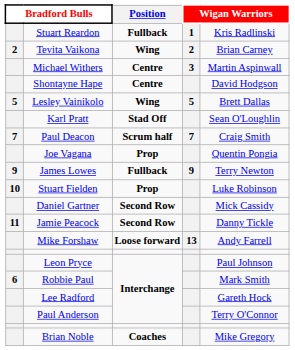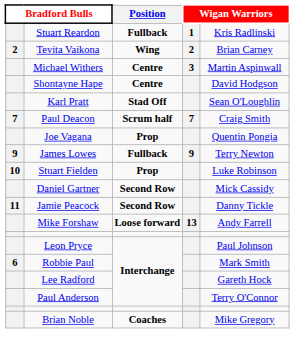- row: (68, 101)
